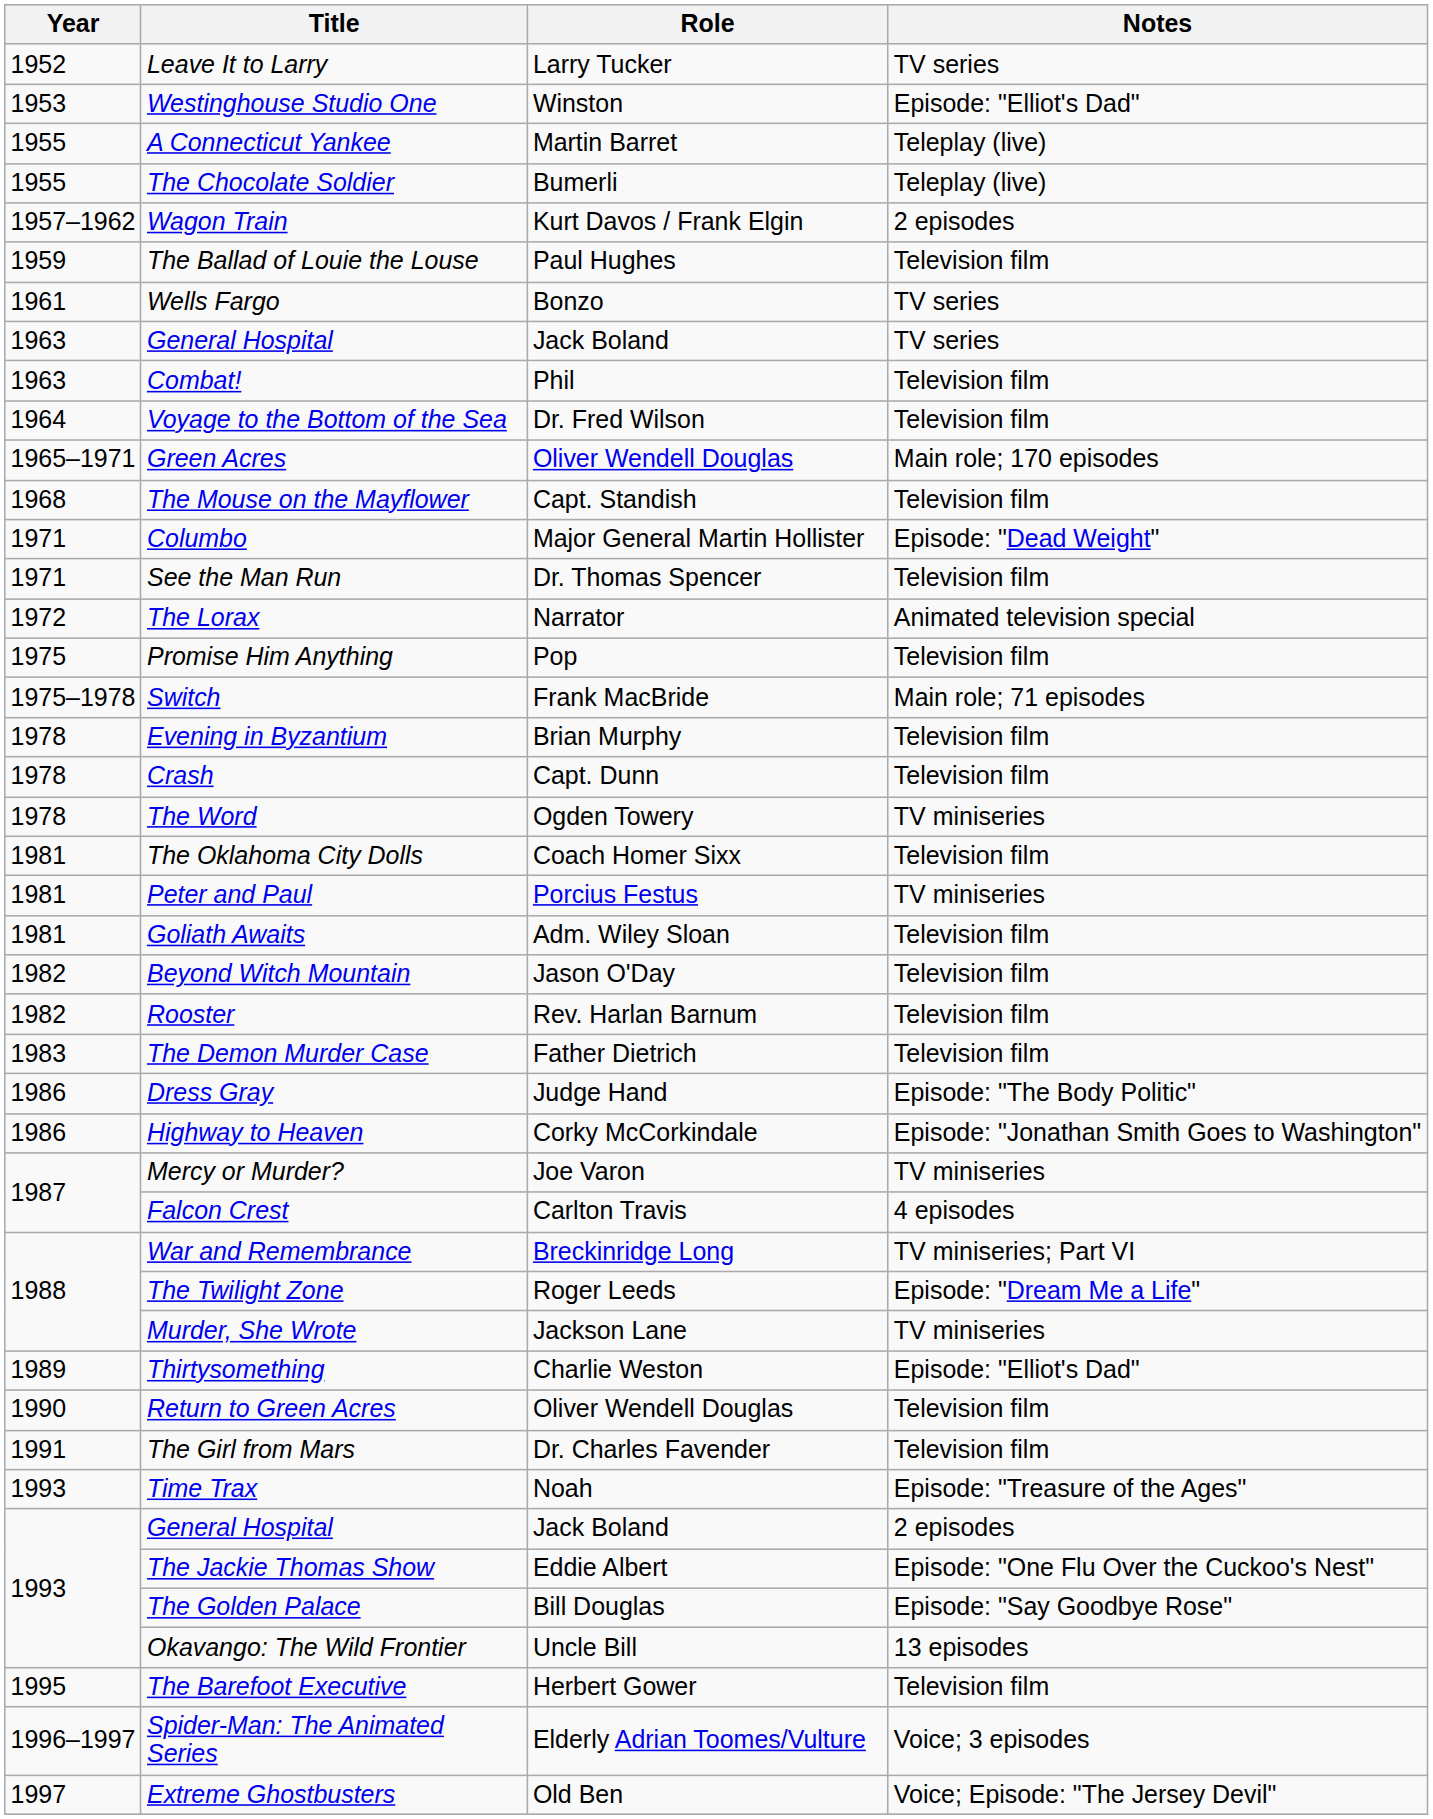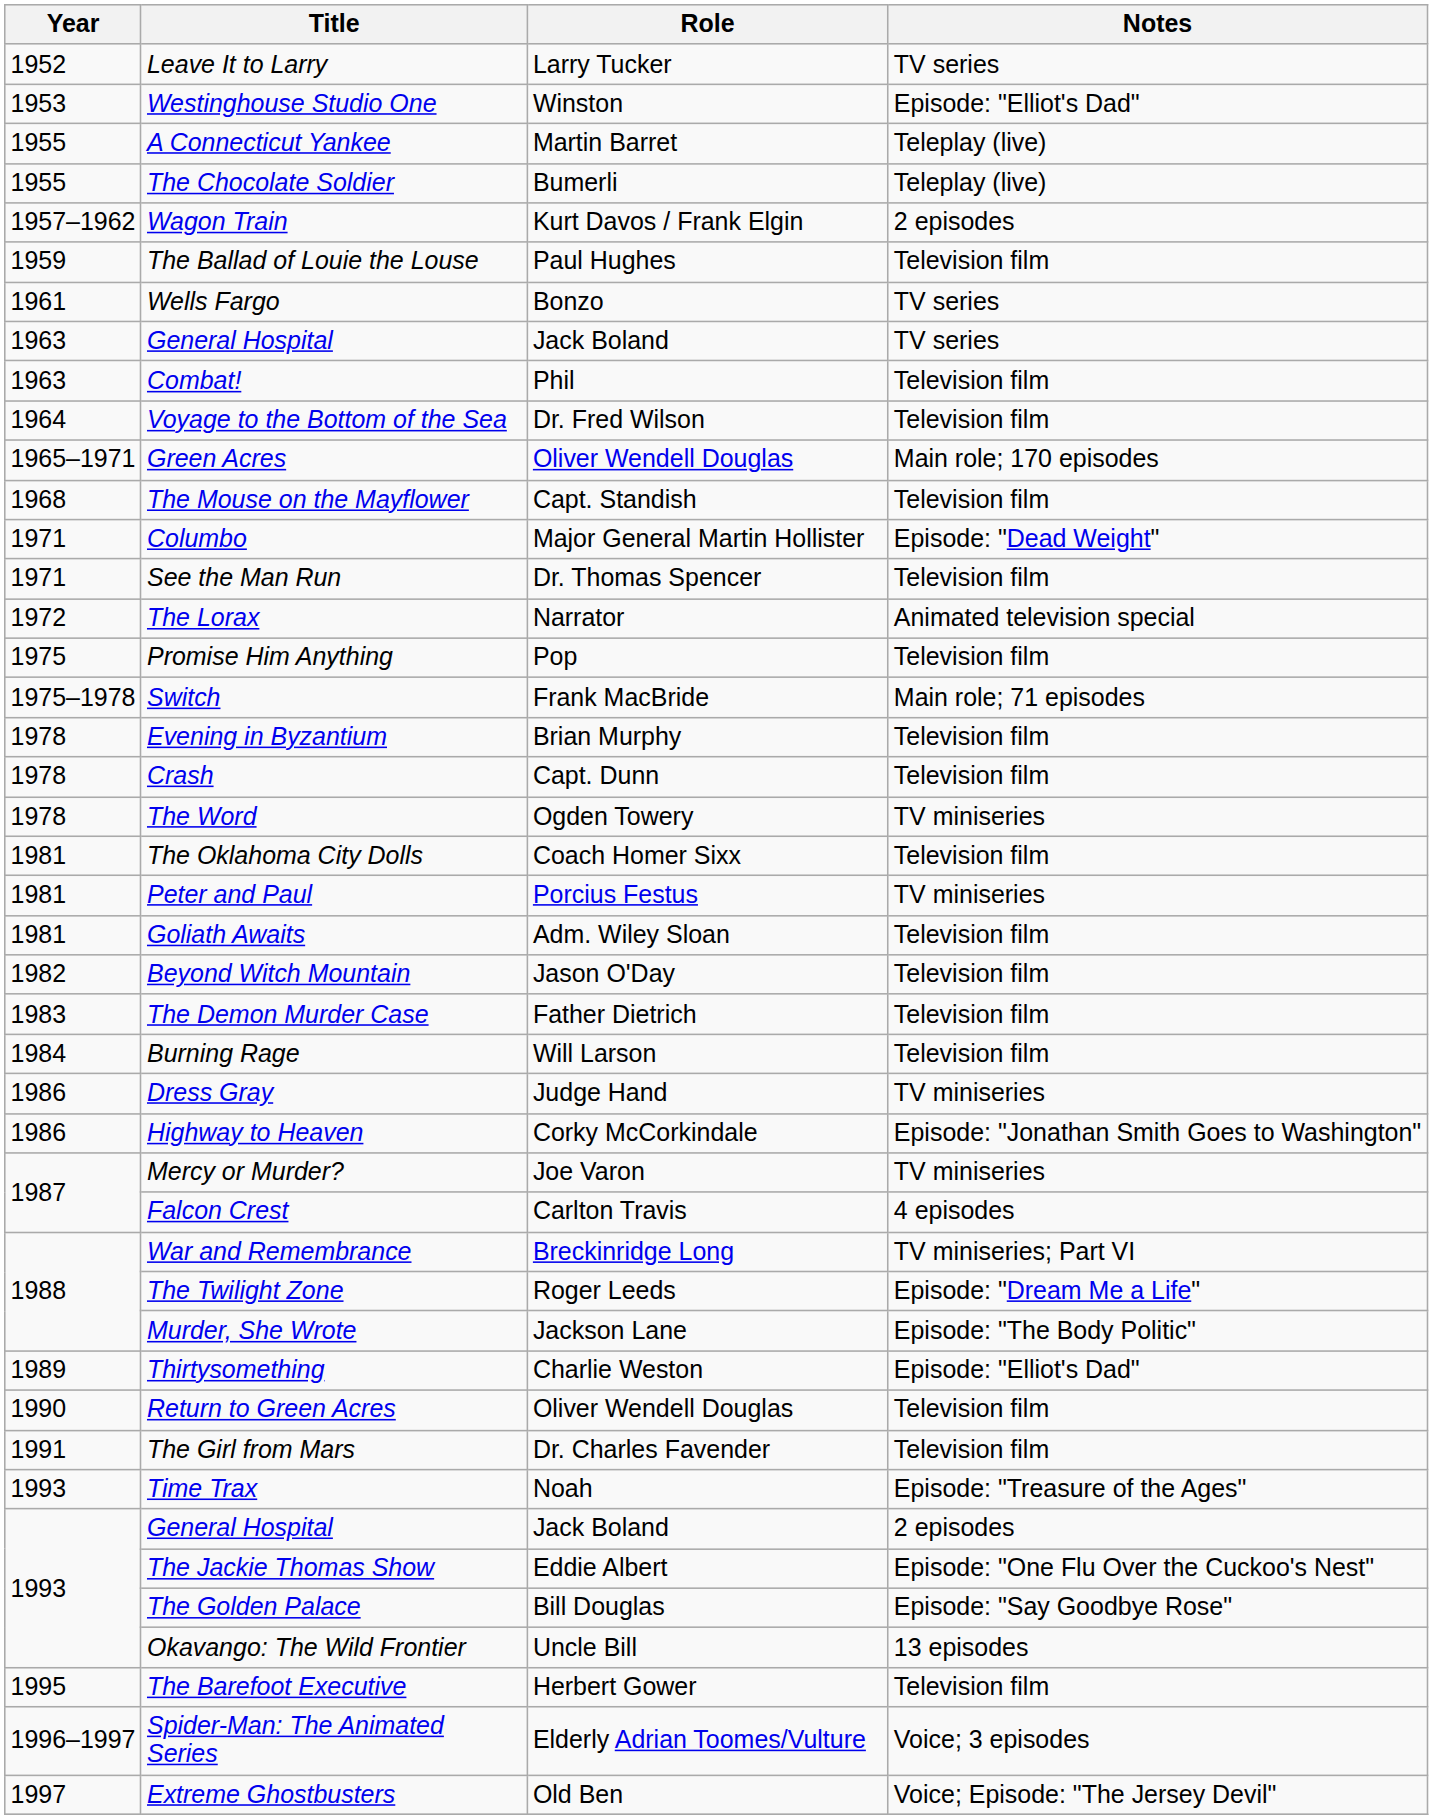- row: (38, 1013)
+ row: (38, 1053)
(1045, 1093) Episode: "The Body Politic" -> (969, 1093) TV miniseries
(969, 1330) TV miniseries -> (1045, 1330) Episode: "The Body Politic"
